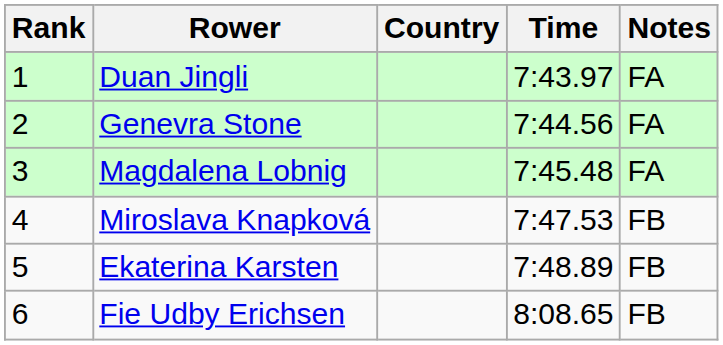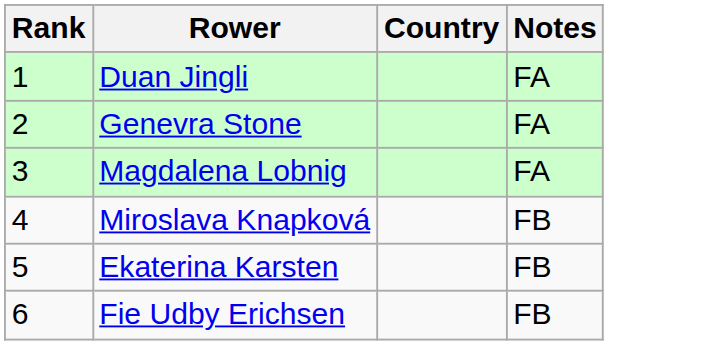- column: (563, 28)
